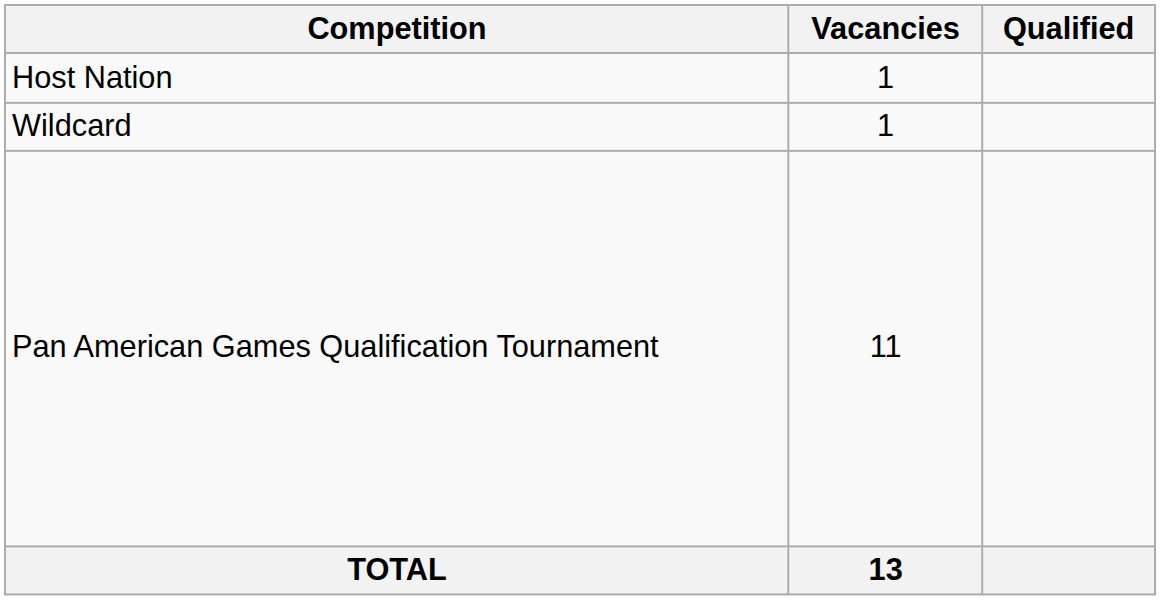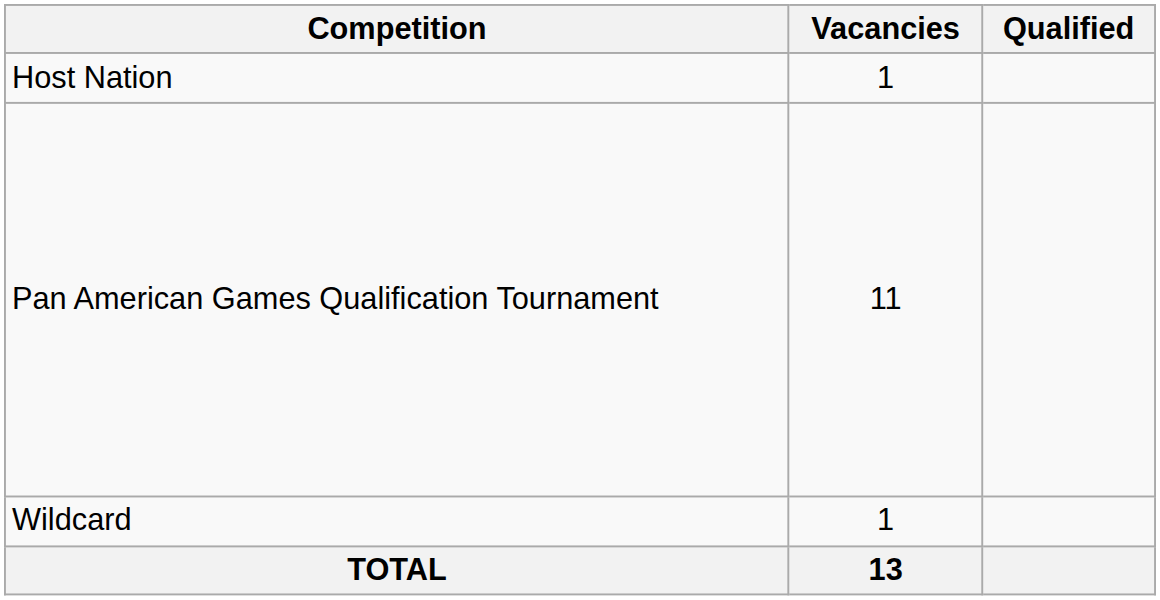rows swapped: (335, 347) <-> (72, 126)
